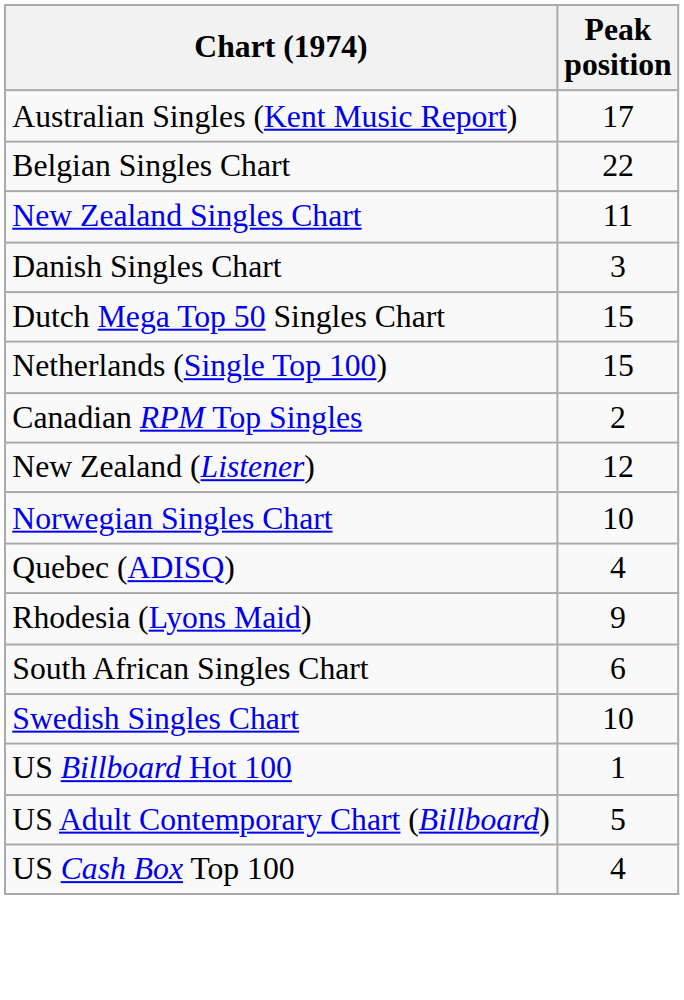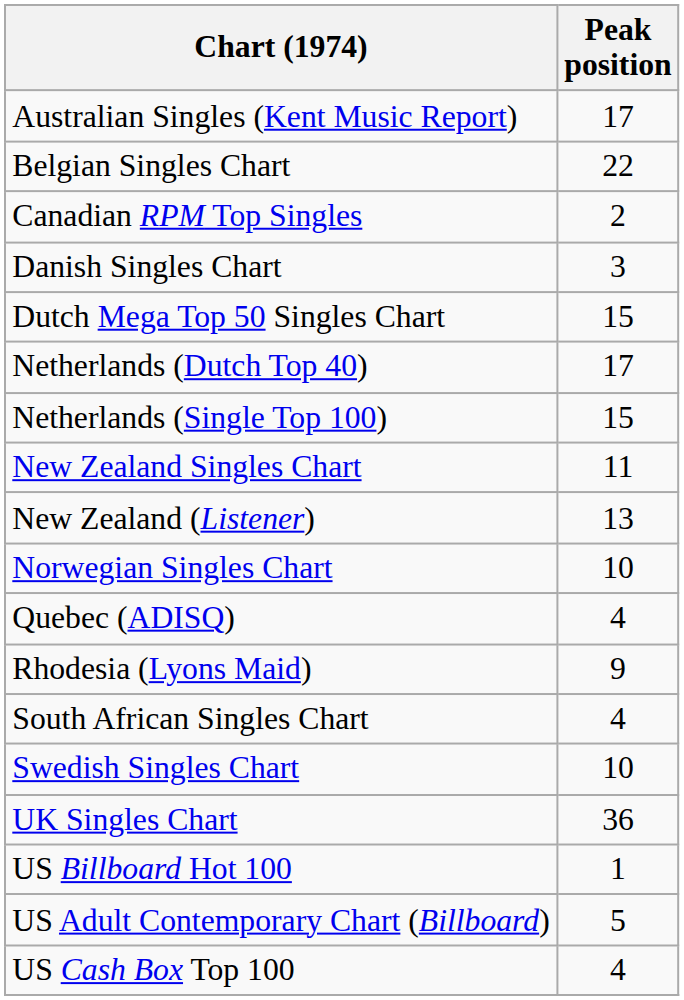rows swapped: (187, 416) <-> (187, 215)
+ row: (190, 366)
(618, 467) 12 -> (618, 517) 13
(618, 668) 6 -> (618, 718) 4
+ row: (125, 818)
